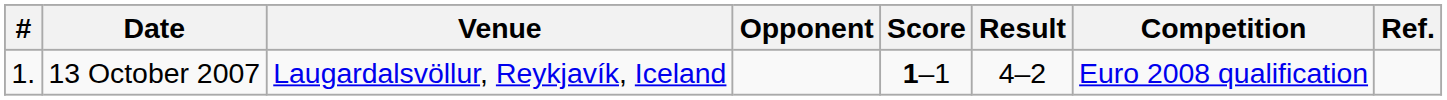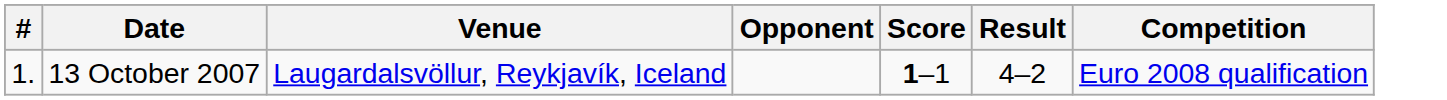- column: (1408, 28)
